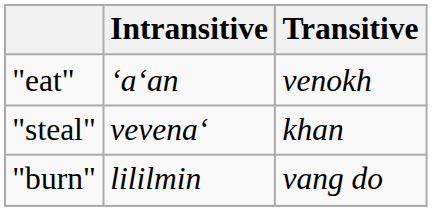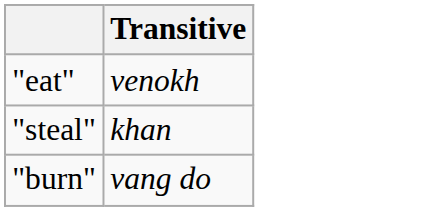- column: (189, 29)
